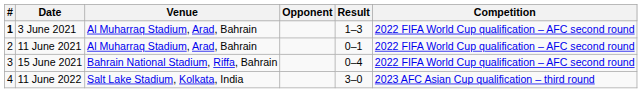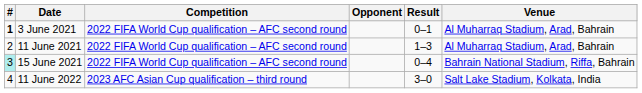columns swapped: (182, 12) <-> (505, 12)
(354, 29) 1–3 -> (423, 29) 0–1
(354, 46) 0–1 -> (423, 46) 1–3
(10, 63) no background -> (10, 63) paleturquoise background
